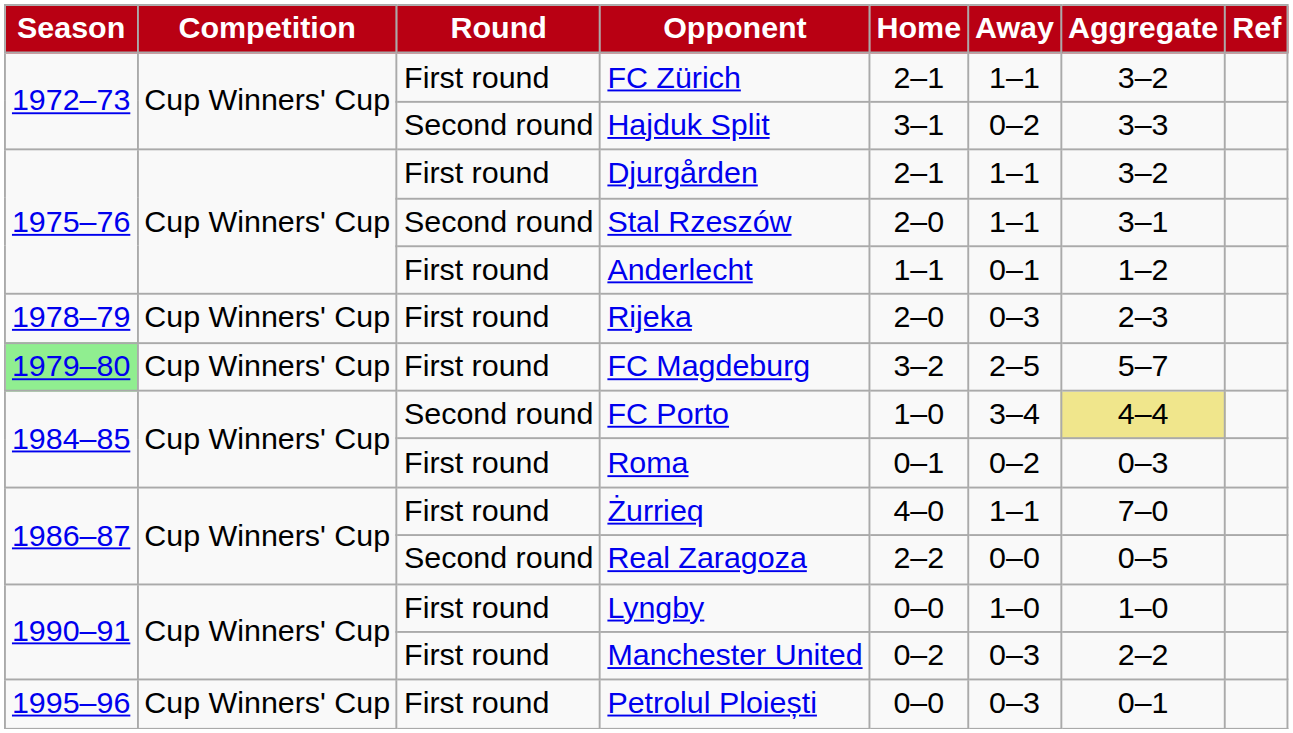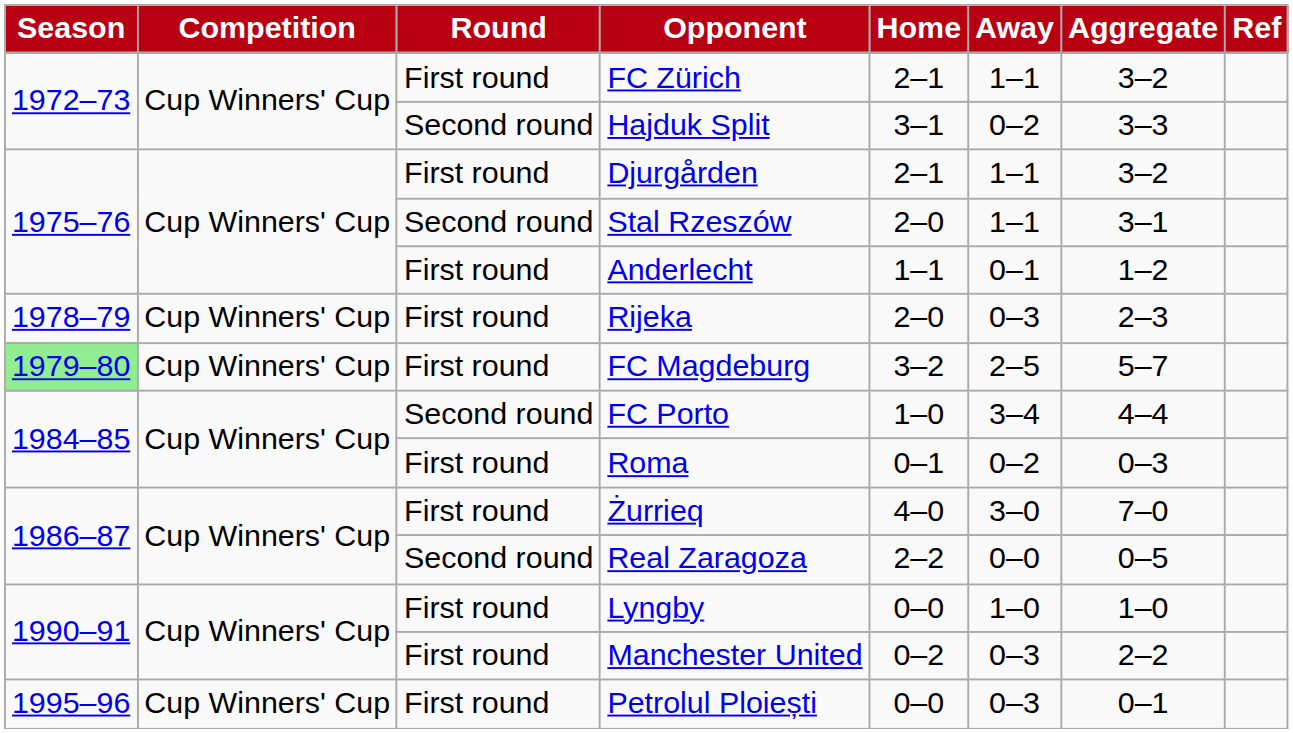(1143, 414) khaki background -> (1143, 414) no background
(1014, 510) 1–1 -> (1014, 510) 3–0
